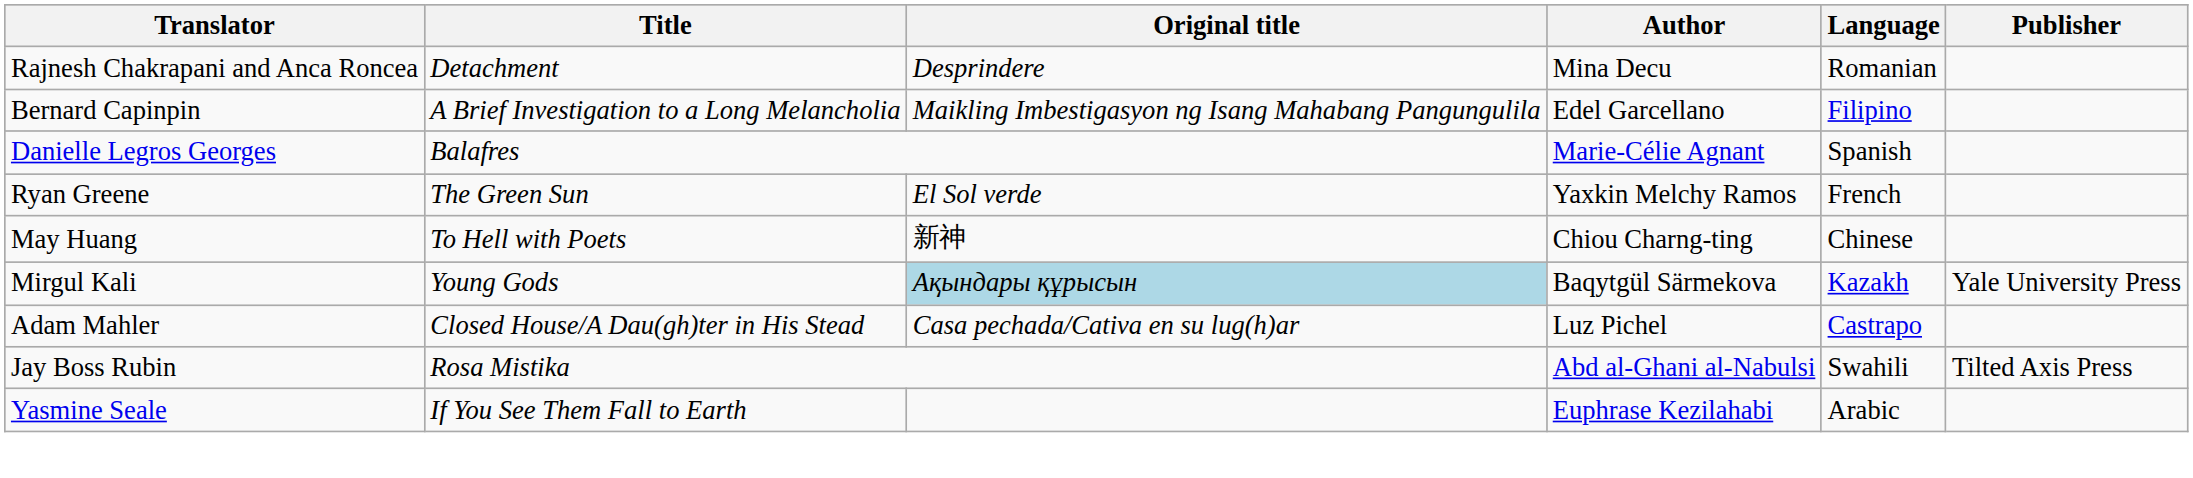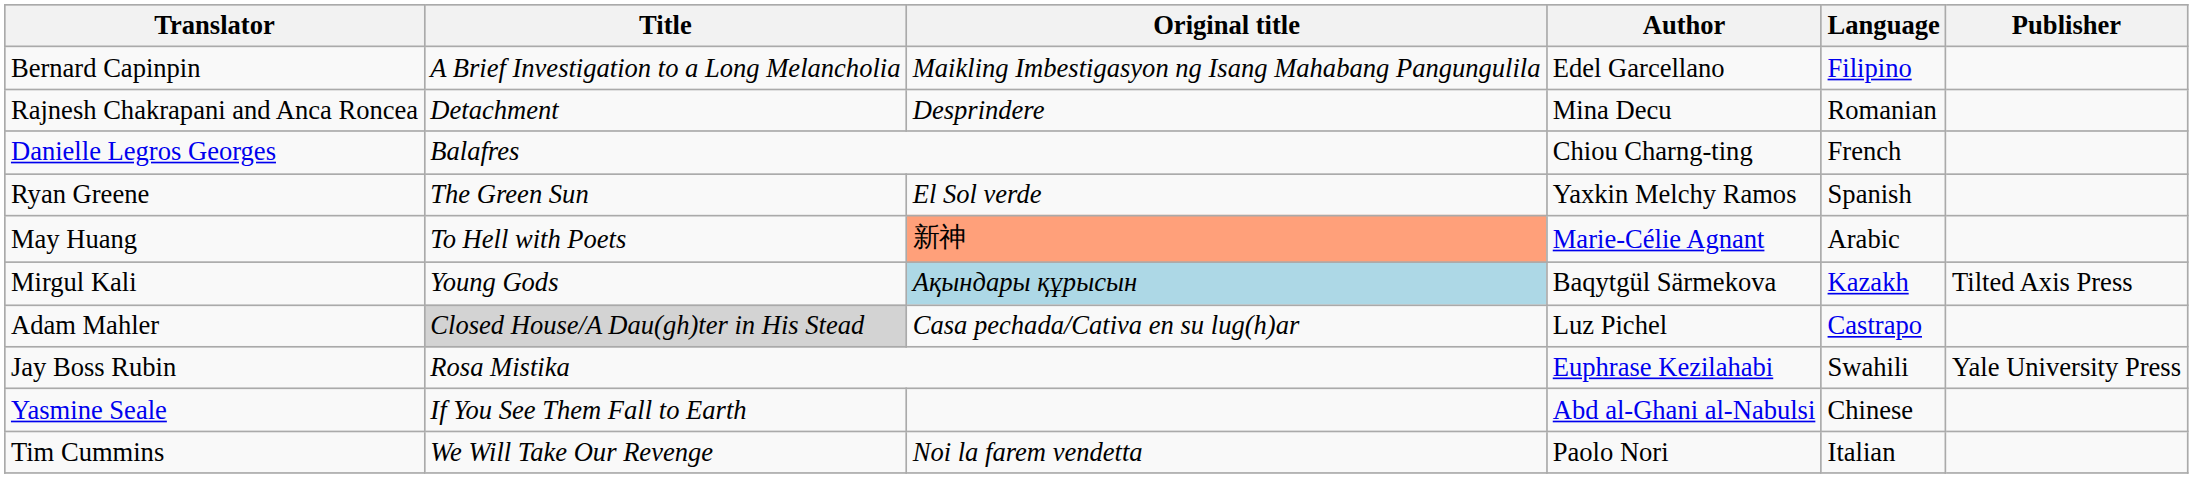rows swapped: (106, 109) <-> (215, 67)
(1659, 151) Marie-Célie Agnant -> (1653, 151) Chiou Charng-ting
(1870, 151) Spanish -> (1864, 151) French
(1864, 194) French -> (1870, 194) Spanish
(939, 237) no background -> (939, 237) lightsalmon background
(1653, 238) Chiou Charng-ting -> (1659, 238) Marie-Célie Agnant
(1870, 238) Chinese -> (1864, 238) Arabic
(2066, 283) Yale University Press -> (2042, 283) Tilted Axis Press
(647, 325) no background -> (647, 325) lightgrey background
(1684, 367) Abd al-Ghani al-Nabulsi -> (1663, 367) Euphrase Kezilahabi
(2042, 367) Tilted Axis Press -> (2066, 367) Yale University Press
(1663, 409) Euphrase Kezilahabi -> (1684, 409) Abd al-Ghani al-Nabulsi
(1864, 409) Arabic -> (1870, 409) Chinese
+ row: (88, 451)
